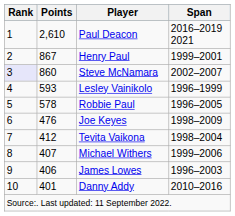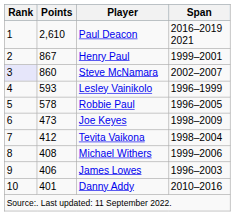(48, 121) 476 -> (48, 121) 473
(48, 154) 407 -> (48, 154) 408
